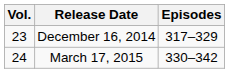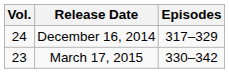(19, 36) 23 -> (19, 36) 24
(19, 57) 24 -> (19, 57) 23
